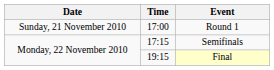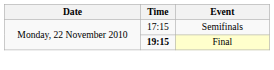- row: (222, 27)
(158, 57) normal -> (158, 42) bold
